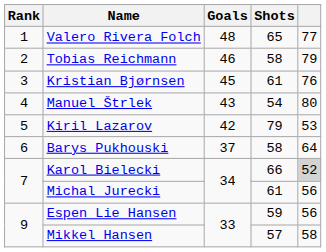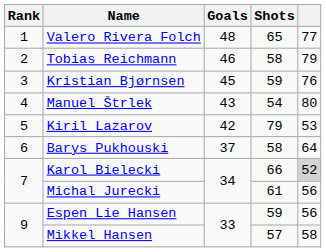(275, 82) 61 -> (275, 82) 59
